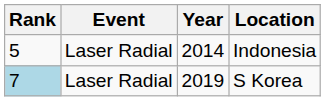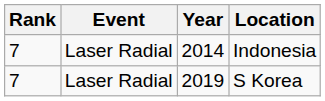(14, 50) 5 -> (14, 50) 7
(14, 80) lightblue background -> (14, 80) no background
